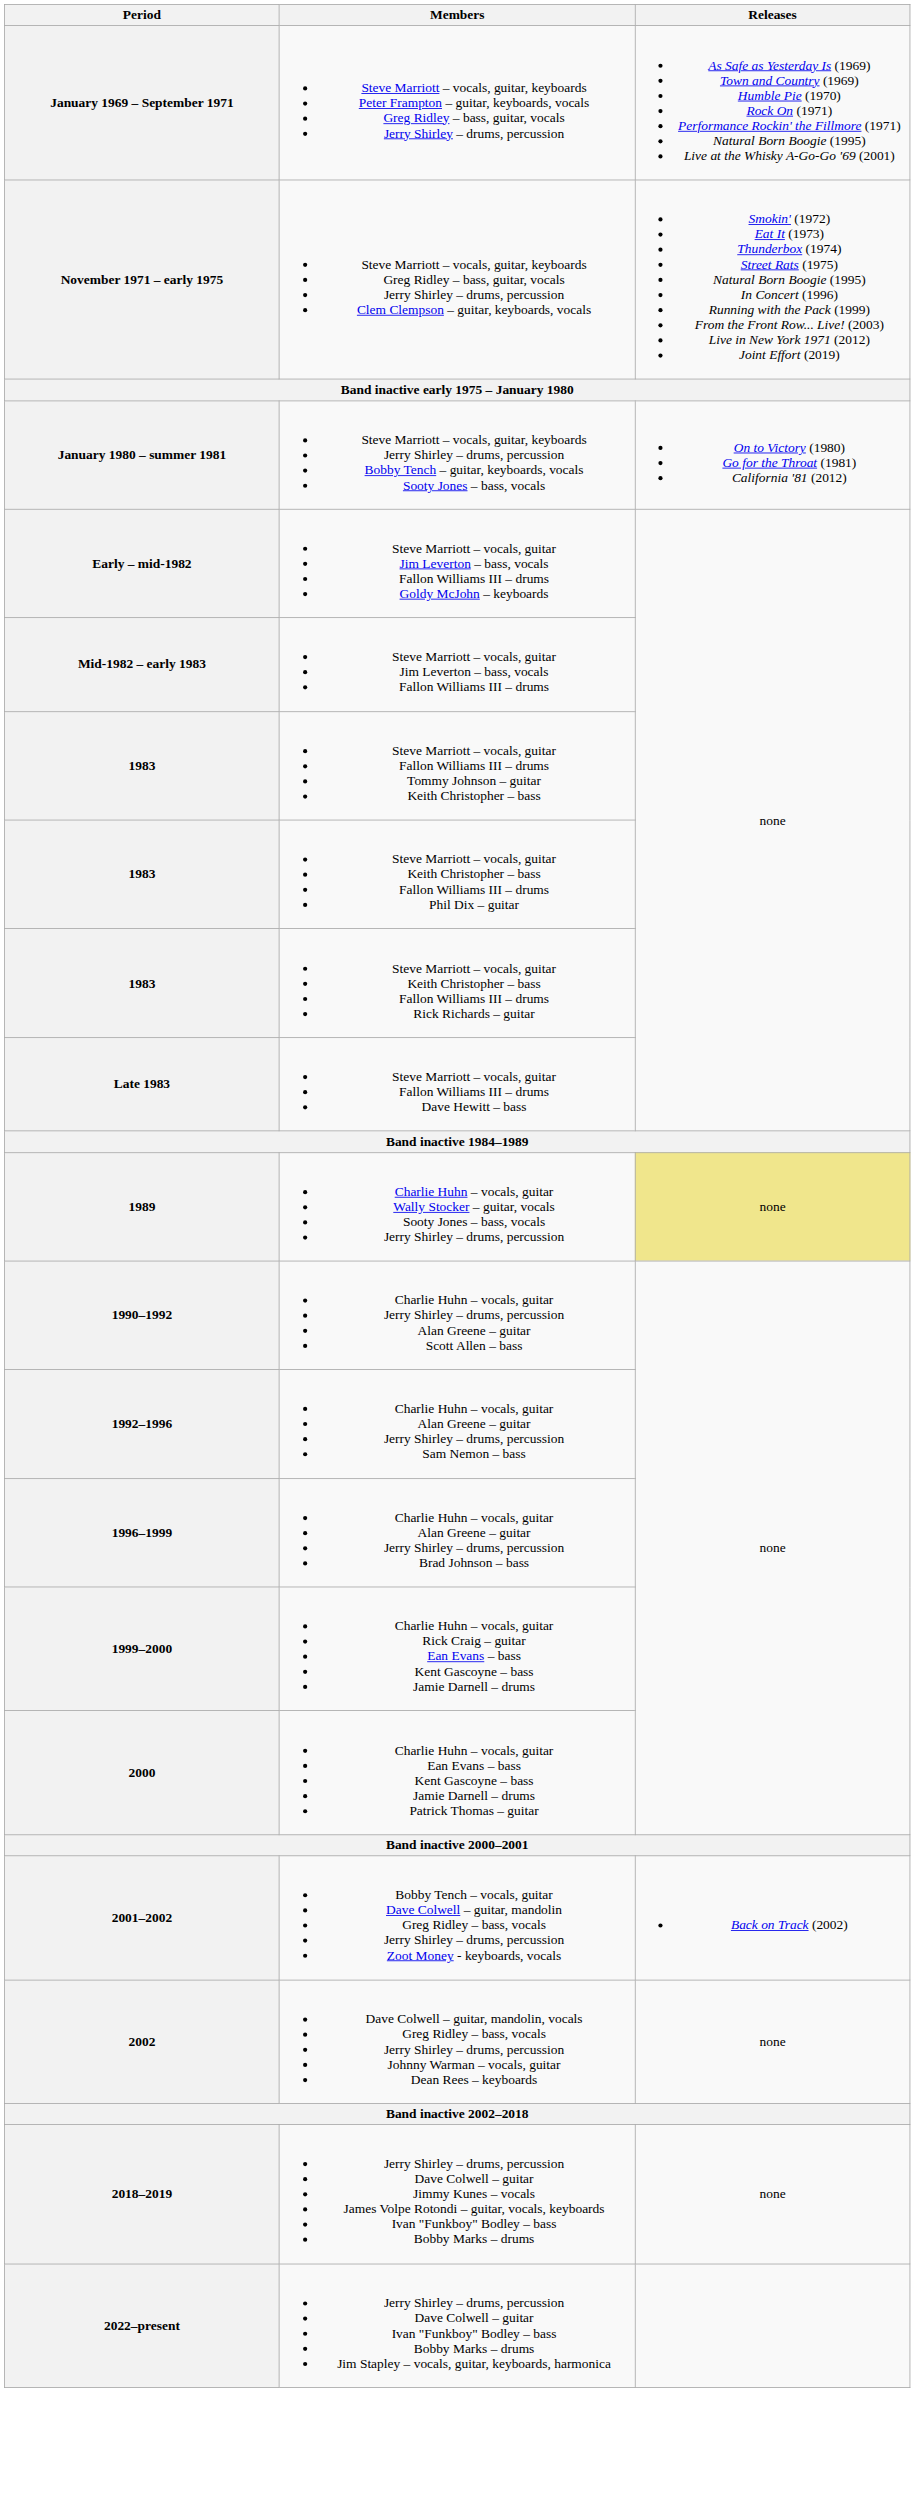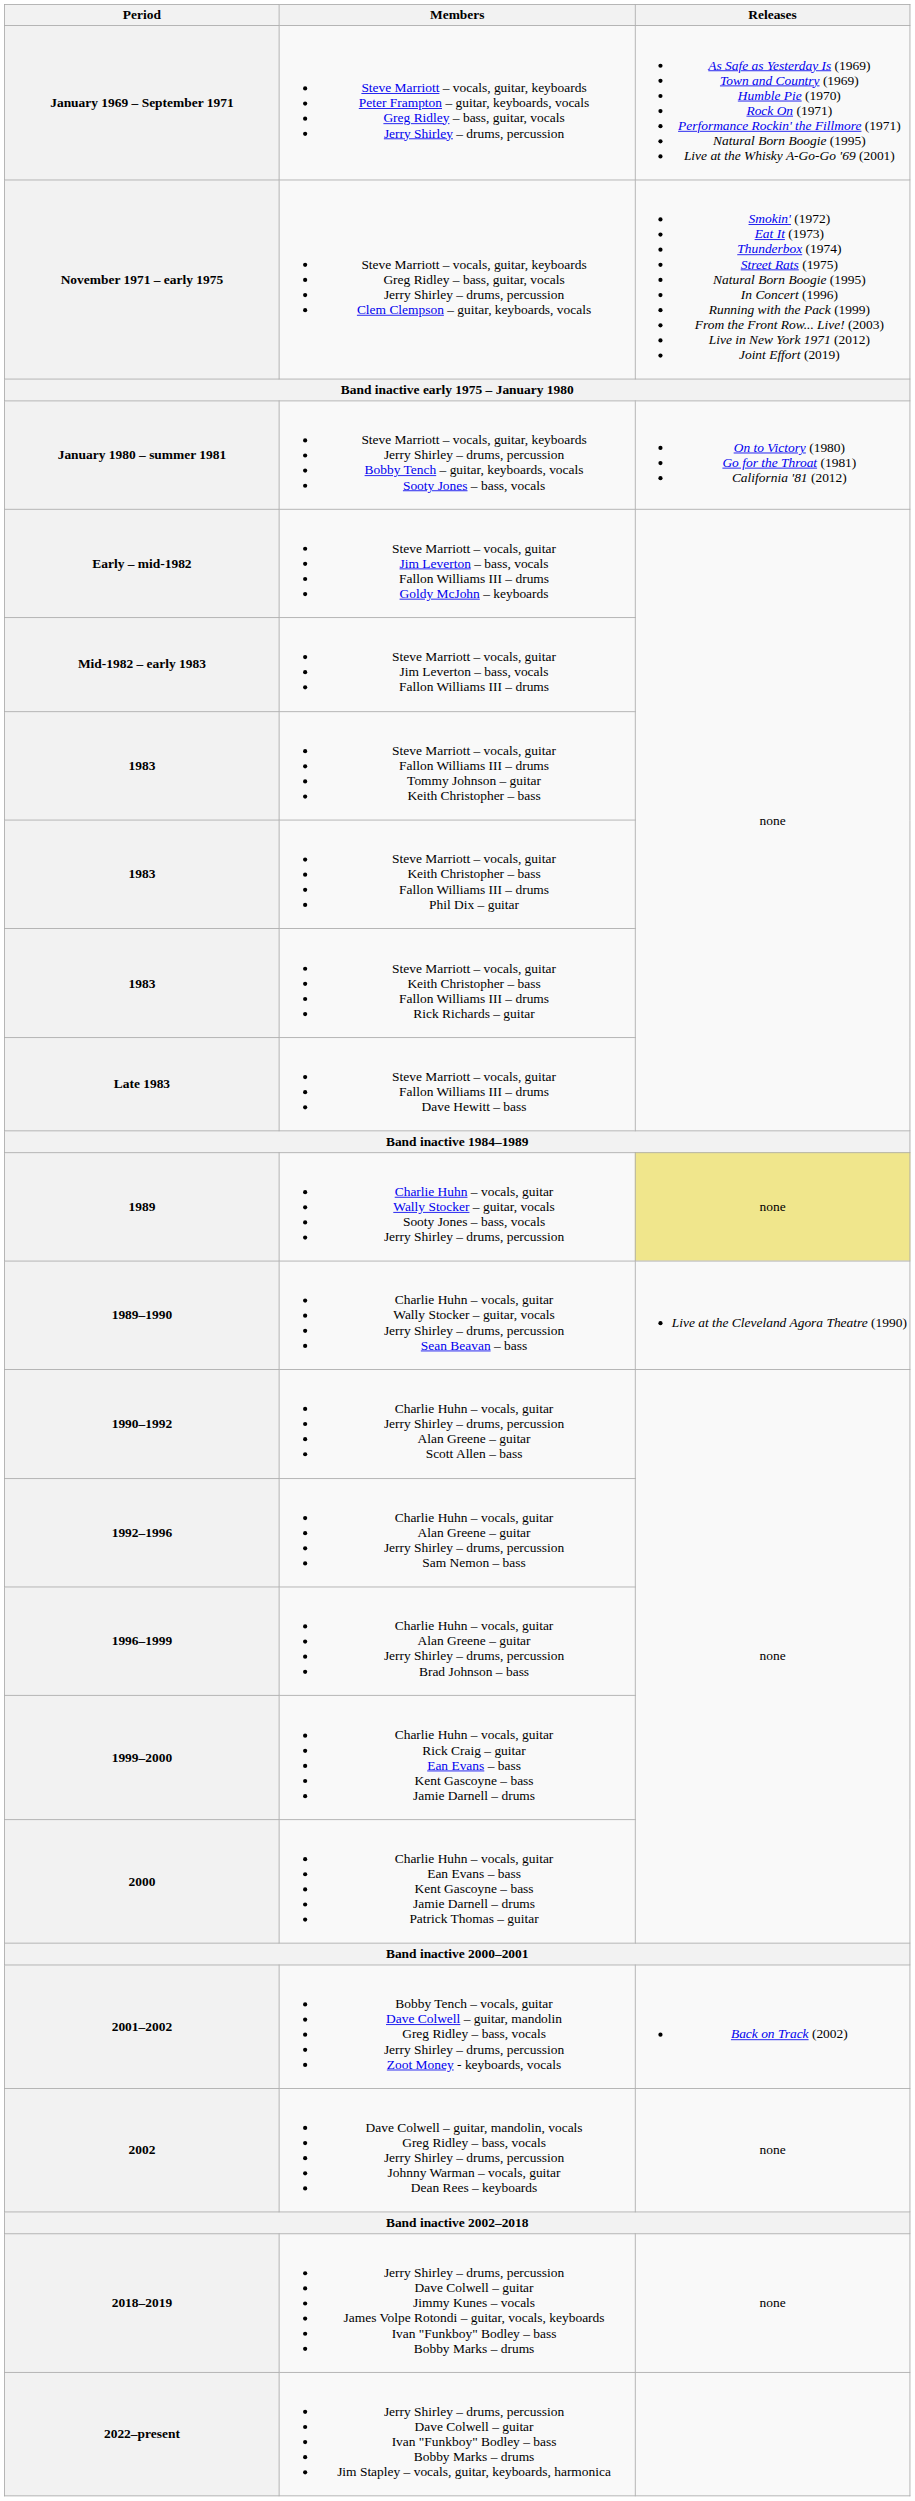+ row: (142, 1315)
